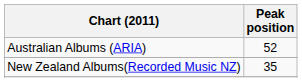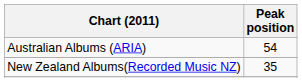(270, 47) 52 -> (270, 47) 54
